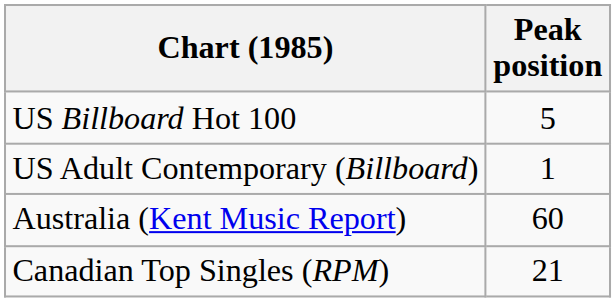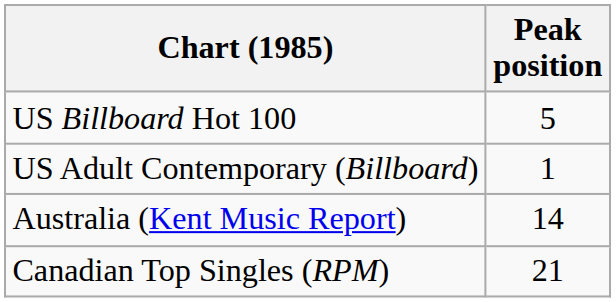(548, 219) 60 -> (548, 219) 14
